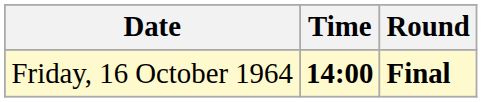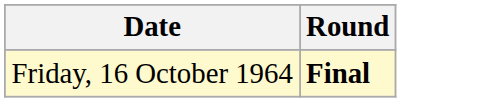- column: (340, 27)
